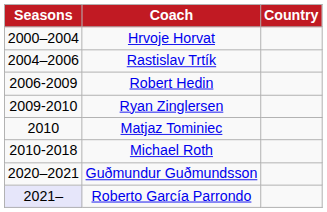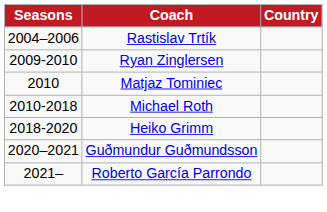- row: (171, 38)
- row: (171, 83)
+ row: (171, 128)
(43, 196) lavender background -> (43, 173) no background
